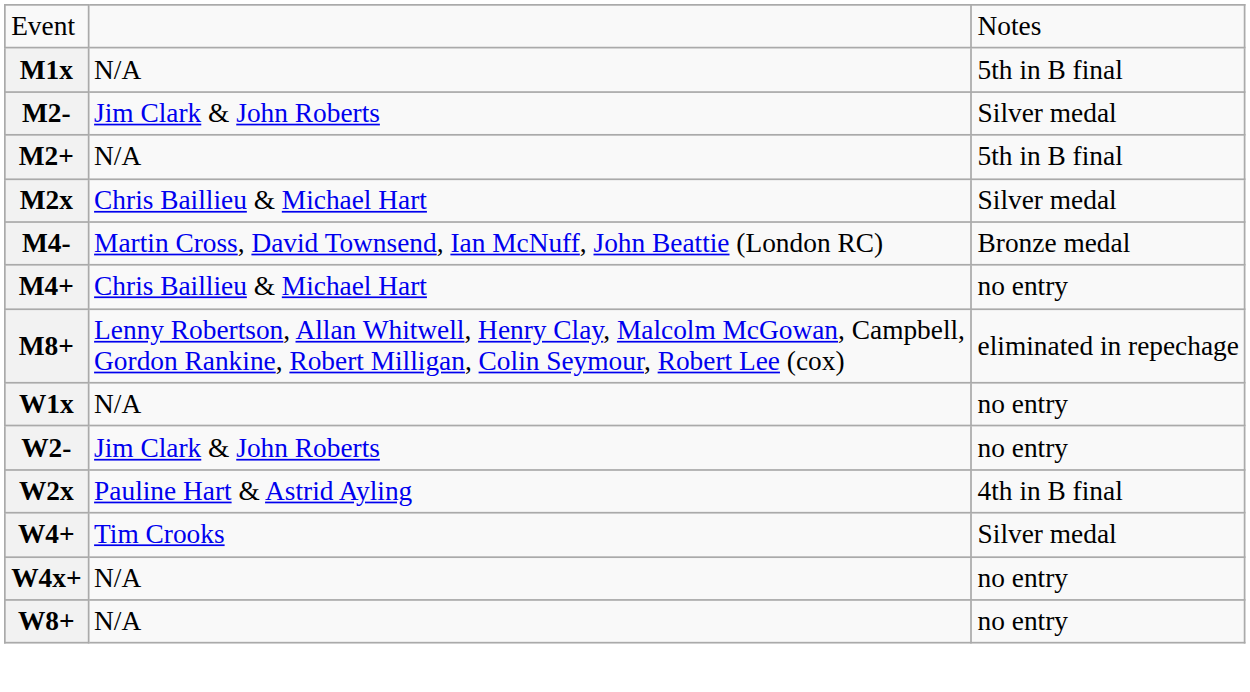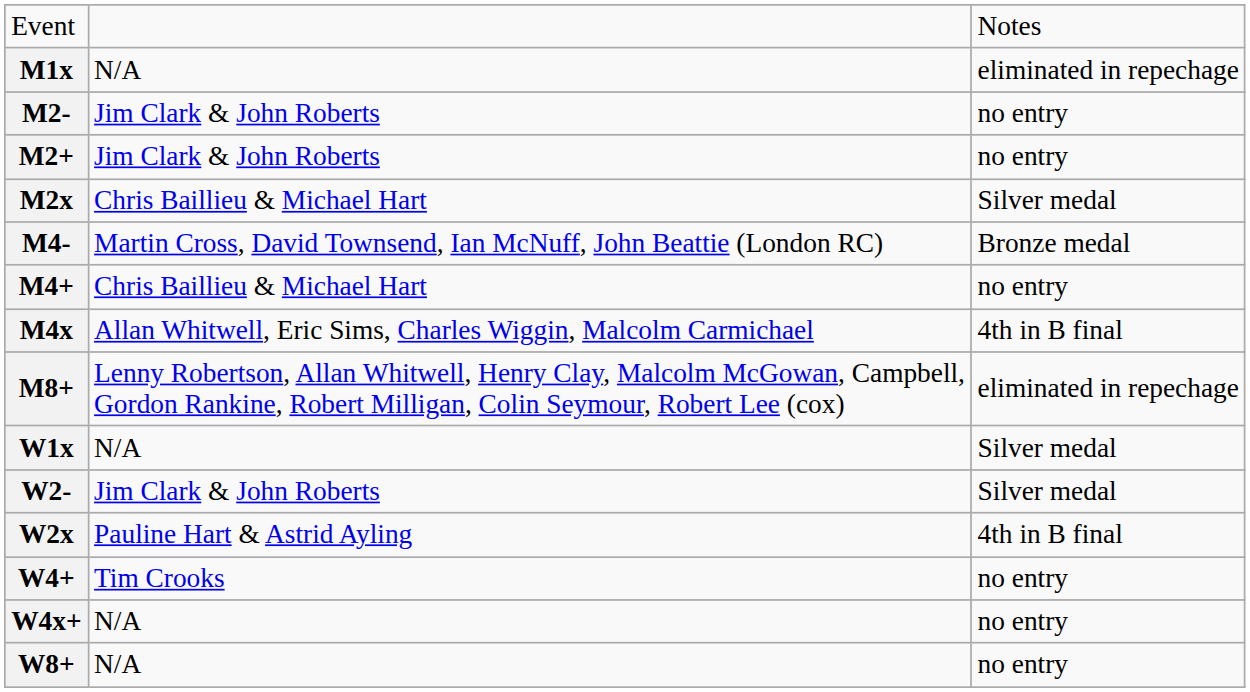(1050, 69) 5th in B final -> (1108, 69) eliminated in repechage
(1047, 112) Silver medal -> (1023, 112) no entry
(118, 156) N/A -> (237, 156) Jim Clark & John Roberts
(1050, 156) 5th in B final -> (1023, 156) no entry
+ row: (46, 329)
(1023, 404) no entry -> (1047, 447) Silver medal
(1023, 447) no entry -> (1047, 490) Silver medal
(1047, 534) Silver medal -> (1023, 577) no entry
